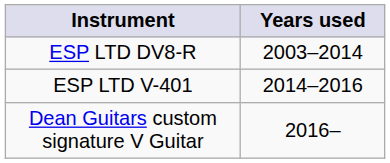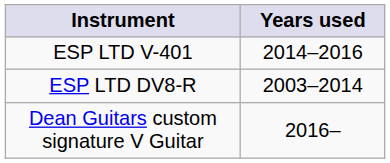rows swapped: (123, 53) <-> (123, 85)
